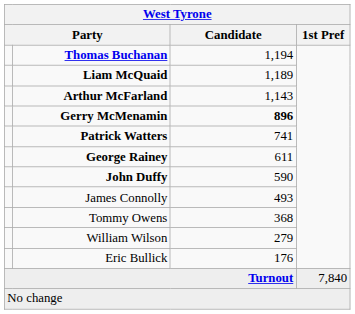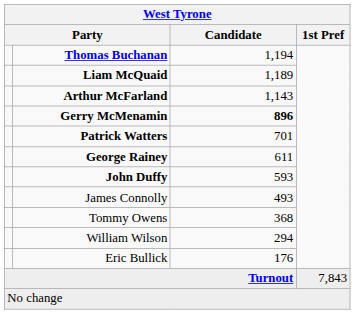(284, 136) 741 -> (284, 136) 701
(284, 177) 590 -> (284, 177) 593
(284, 237) 279 -> (284, 237) 294
(333, 278) 7,840 -> (333, 278) 7,843
